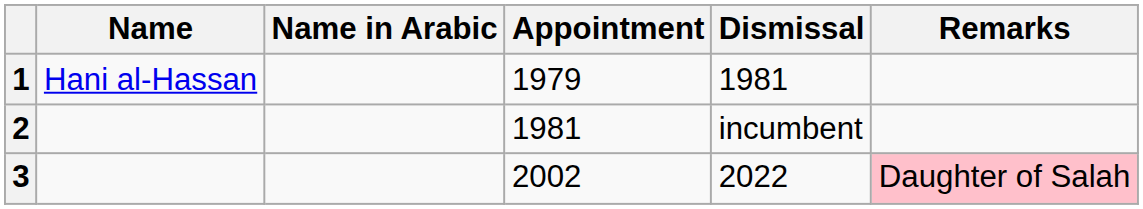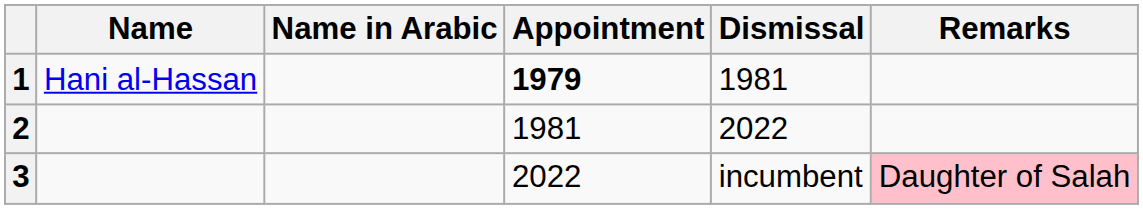(547, 78) normal -> (547, 78) bold
(791, 128) incumbent -> (753, 128) 2022
(547, 177) 2002 -> (547, 177) 2022
(753, 177) 2022 -> (791, 177) incumbent
